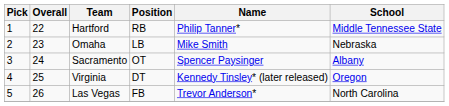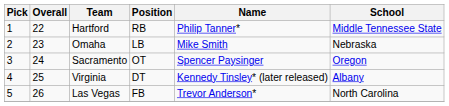(348, 61) Albany -> (350, 61) Oregon
(350, 77) Oregon -> (348, 77) Albany
